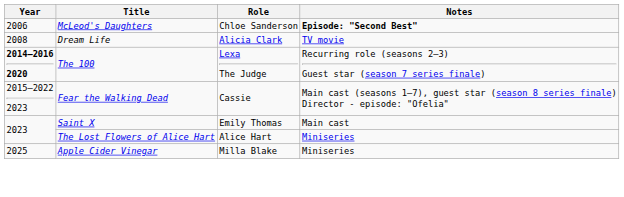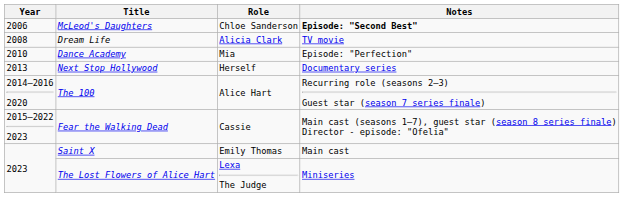+ row: (92, 54)
+ row: (108, 68)
(30, 64) bold -> (30, 92) normal
(259, 64) Lexa The Judge -> (245, 92) Alice Hart
(245, 137) Alice Hart -> (259, 175) Lexa The Judge
- row: (108, 151)
